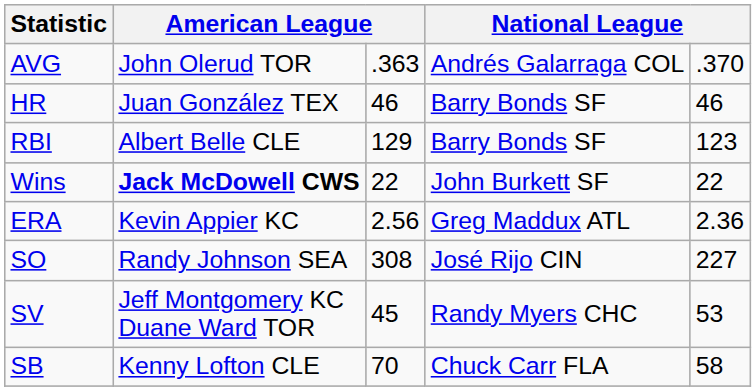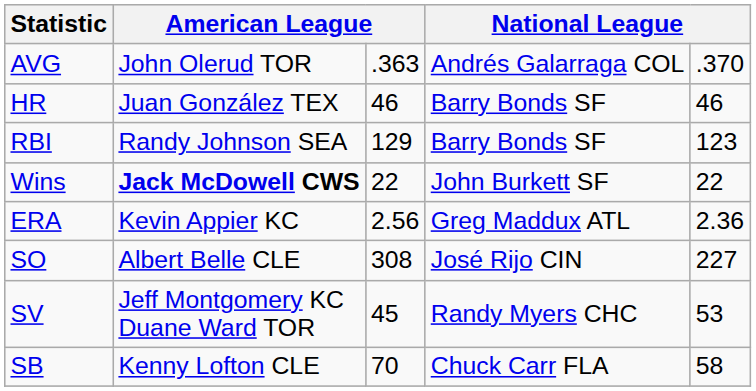(209, 142) Albert Belle CLE -> (233, 142) Randy Johnson SEA
(233, 260) Randy Johnson SEA -> (209, 260) Albert Belle CLE
